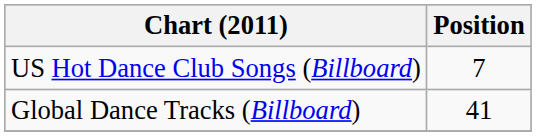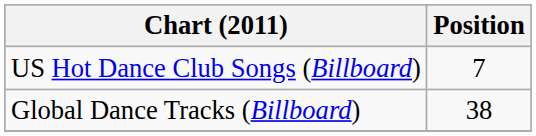(479, 109) 41 -> (479, 109) 38
